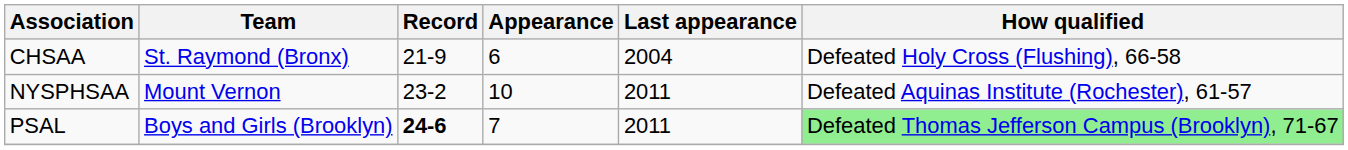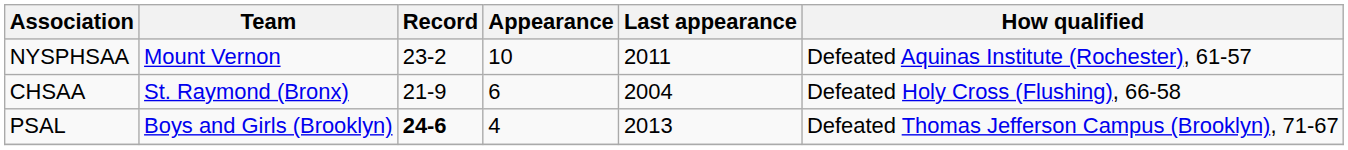rows swapped: (47, 56) <-> (69, 91)
(494, 126) 7 -> (494, 126) 4
(647, 126) 2011 -> (648, 126) 2013
(1073, 126) lightgreen background -> (1073, 126) no background
